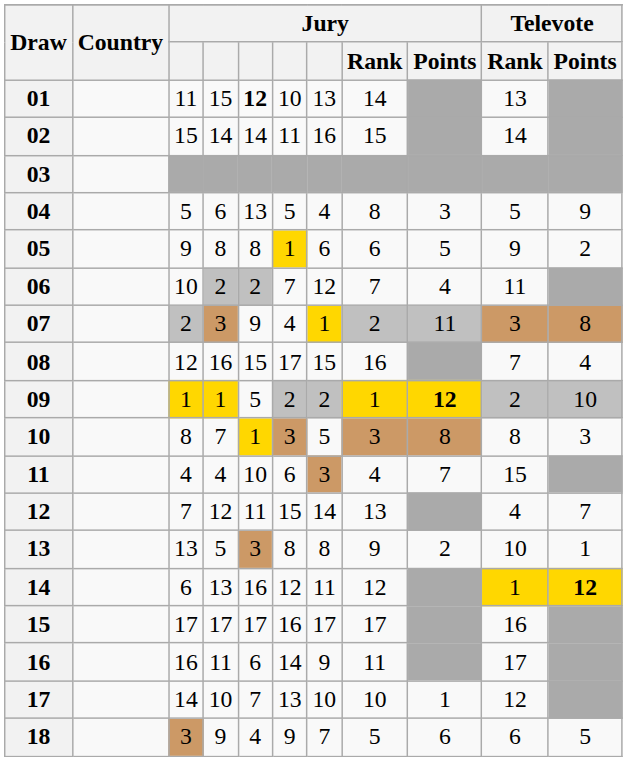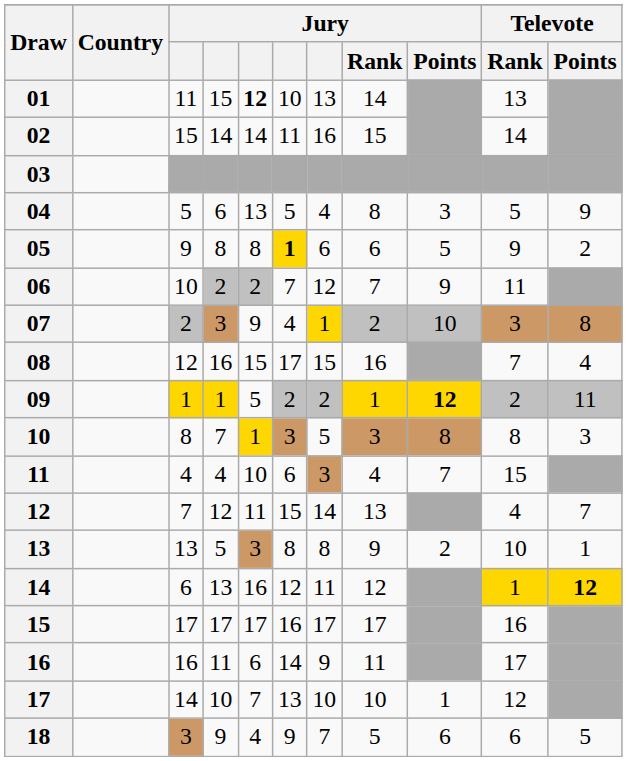(290, 248) normal -> (290, 248) bold
(445, 286) 4 -> (445, 286) 9
(445, 323) 11 -> (445, 323) 10
(585, 398) 10 -> (585, 398) 11
